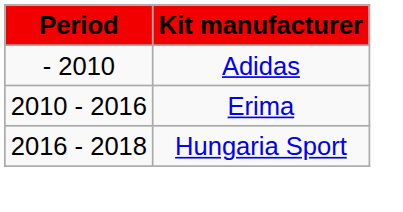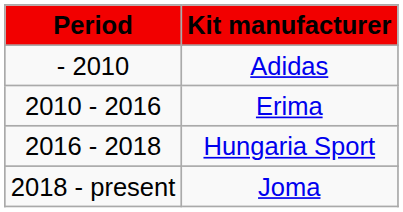+ row: (289, 187)
